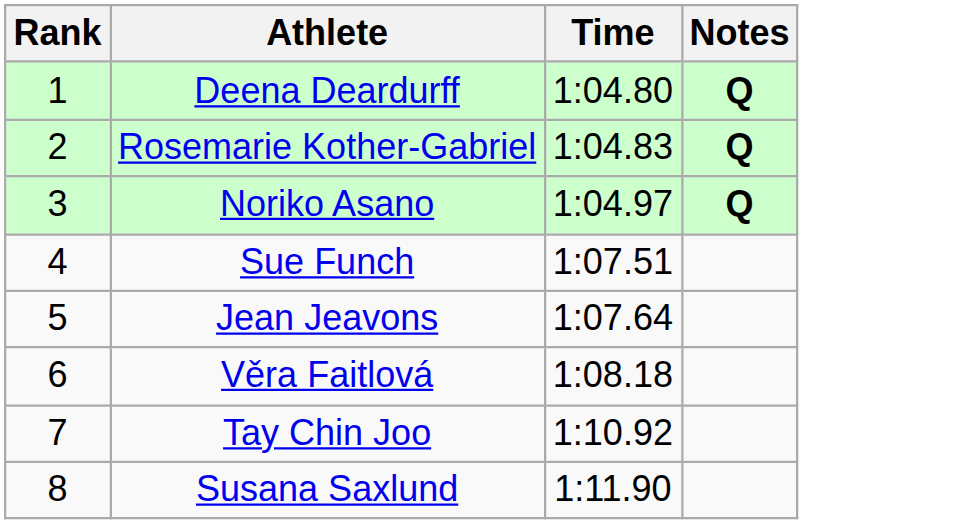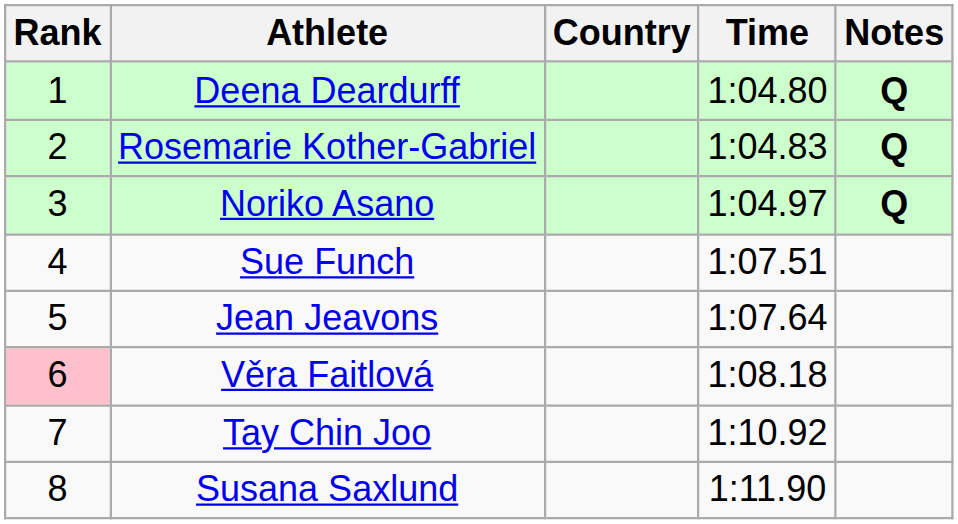+ column: (622, 33)
(57, 375) no background -> (57, 375) pink background
